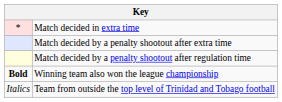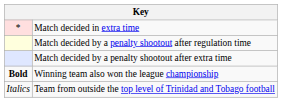rows swapped: (143, 58) <-> (133, 43)
